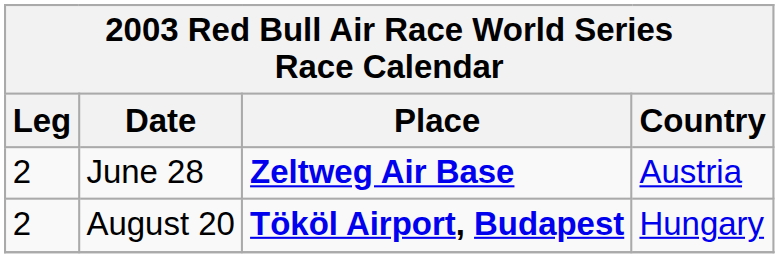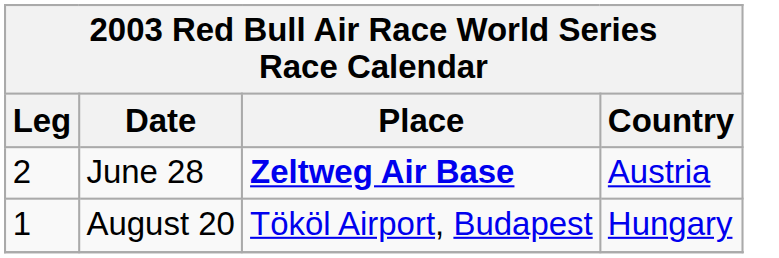(22, 224) 2 -> (22, 224) 1
(437, 224) bold -> (421, 224) normal
